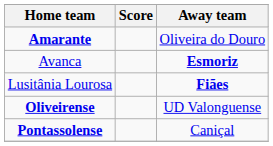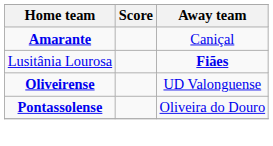(212, 38) Oliveira do Douro -> (212, 38) Caniçal
- row: (60, 61)
(212, 130) Caniçal -> (212, 107) Oliveira do Douro
